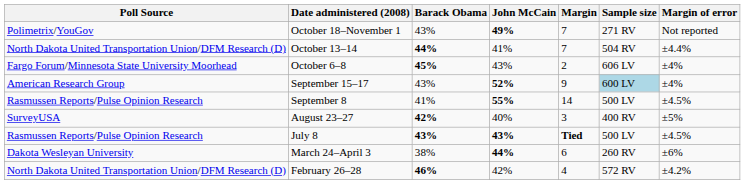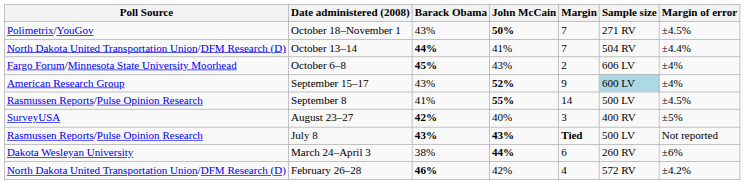(503, 30) 49% -> (503, 30) 50%
(690, 30) Not reported -> (676, 30) ±4.5%
(676, 135) ±4.5% -> (690, 135) Not reported
